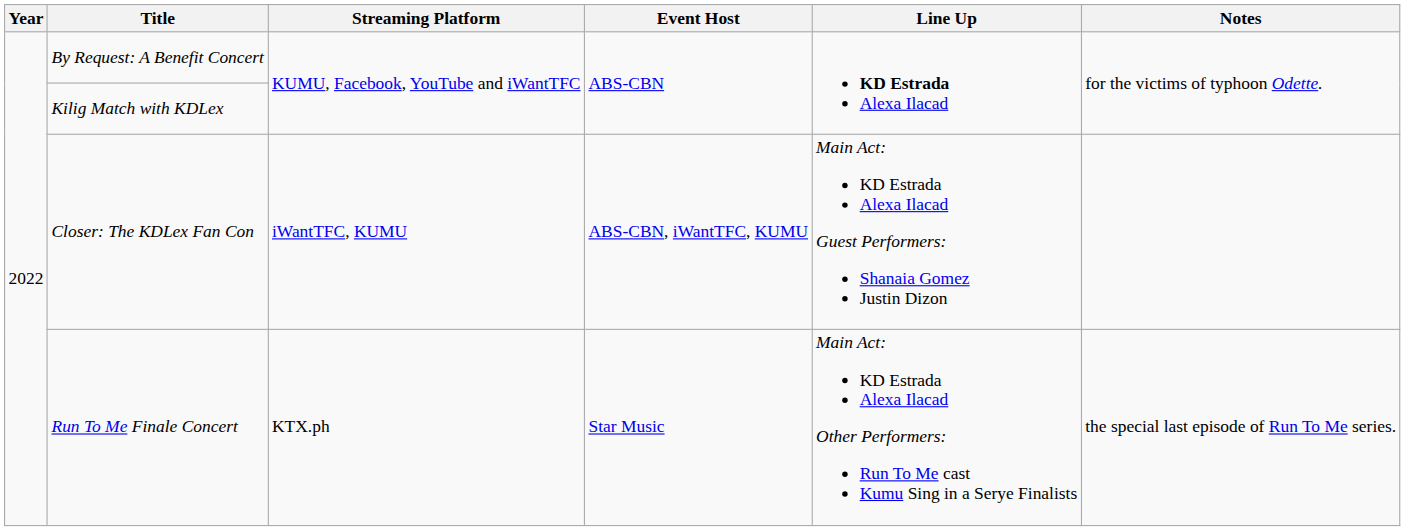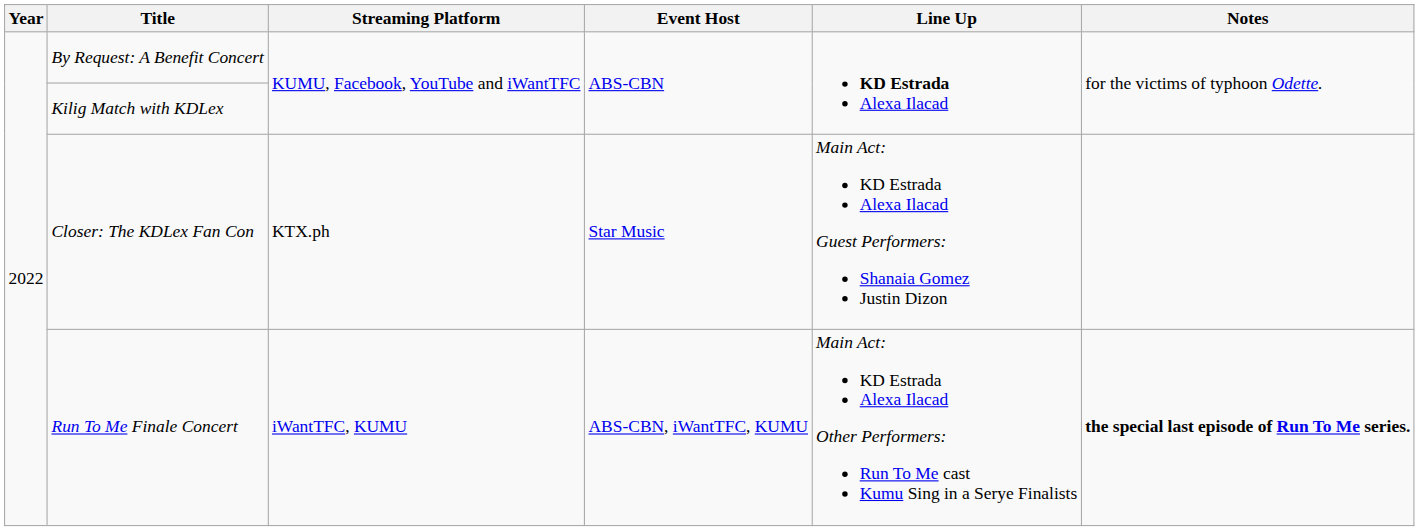(340, 231) iWantTFC, KUMU -> (301, 231) KTX.ph
(698, 231) ABS-CBN, iWantTFC, KUMU -> (627, 231) Star Music
(301, 427) KTX.ph -> (340, 427) iWantTFC, KUMU
(627, 427) Star Music -> (698, 427) ABS-CBN, iWantTFC, KUMU
(1241, 427) normal -> (1248, 427) bold
